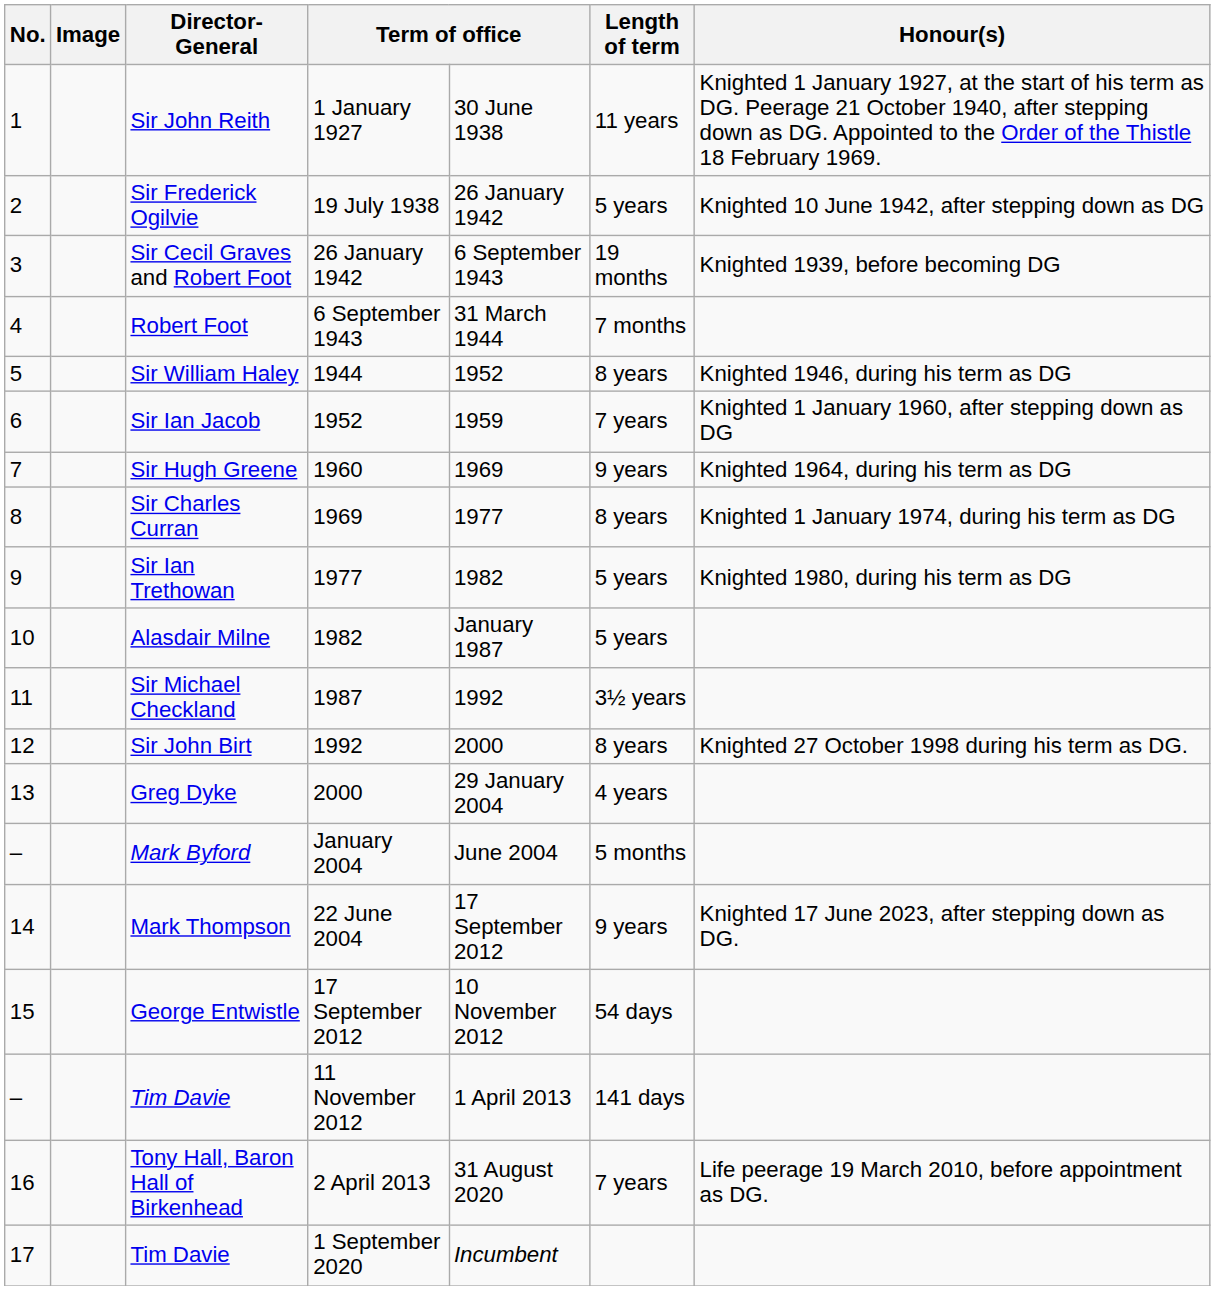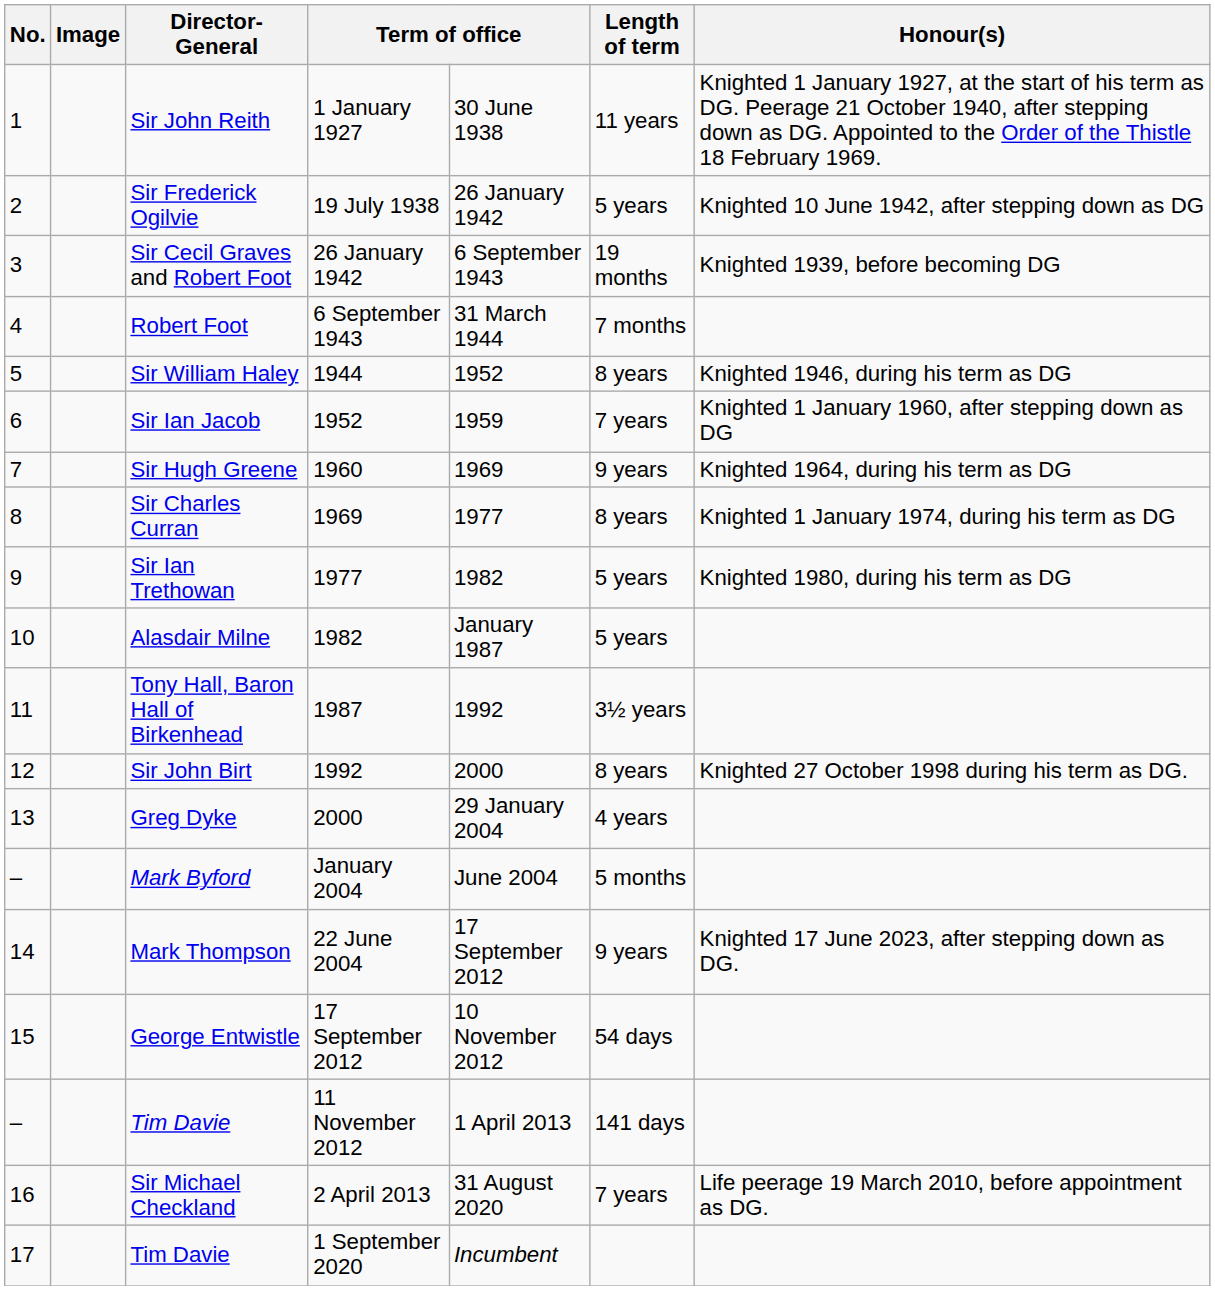(185, 697) Sir Michael Checkland -> (212, 710) Tony Hall, Baron Hall of Birkenhead
(212, 1182) Tony Hall, Baron Hall of Birkenhead -> (185, 1194) Sir Michael Checkland
